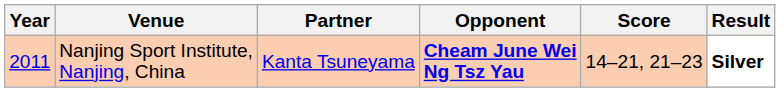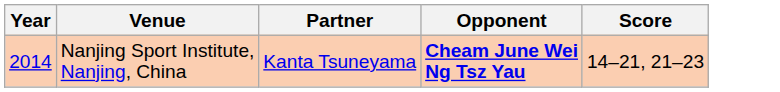- column: (741, 20)
(30, 61) 2011 -> (30, 61) 2014
